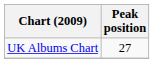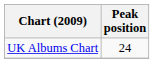(125, 48) 27 -> (125, 48) 24
